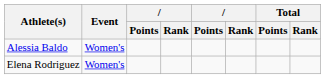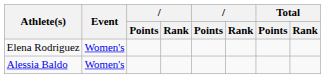rows swapped: (37, 47) <-> (43, 64)
